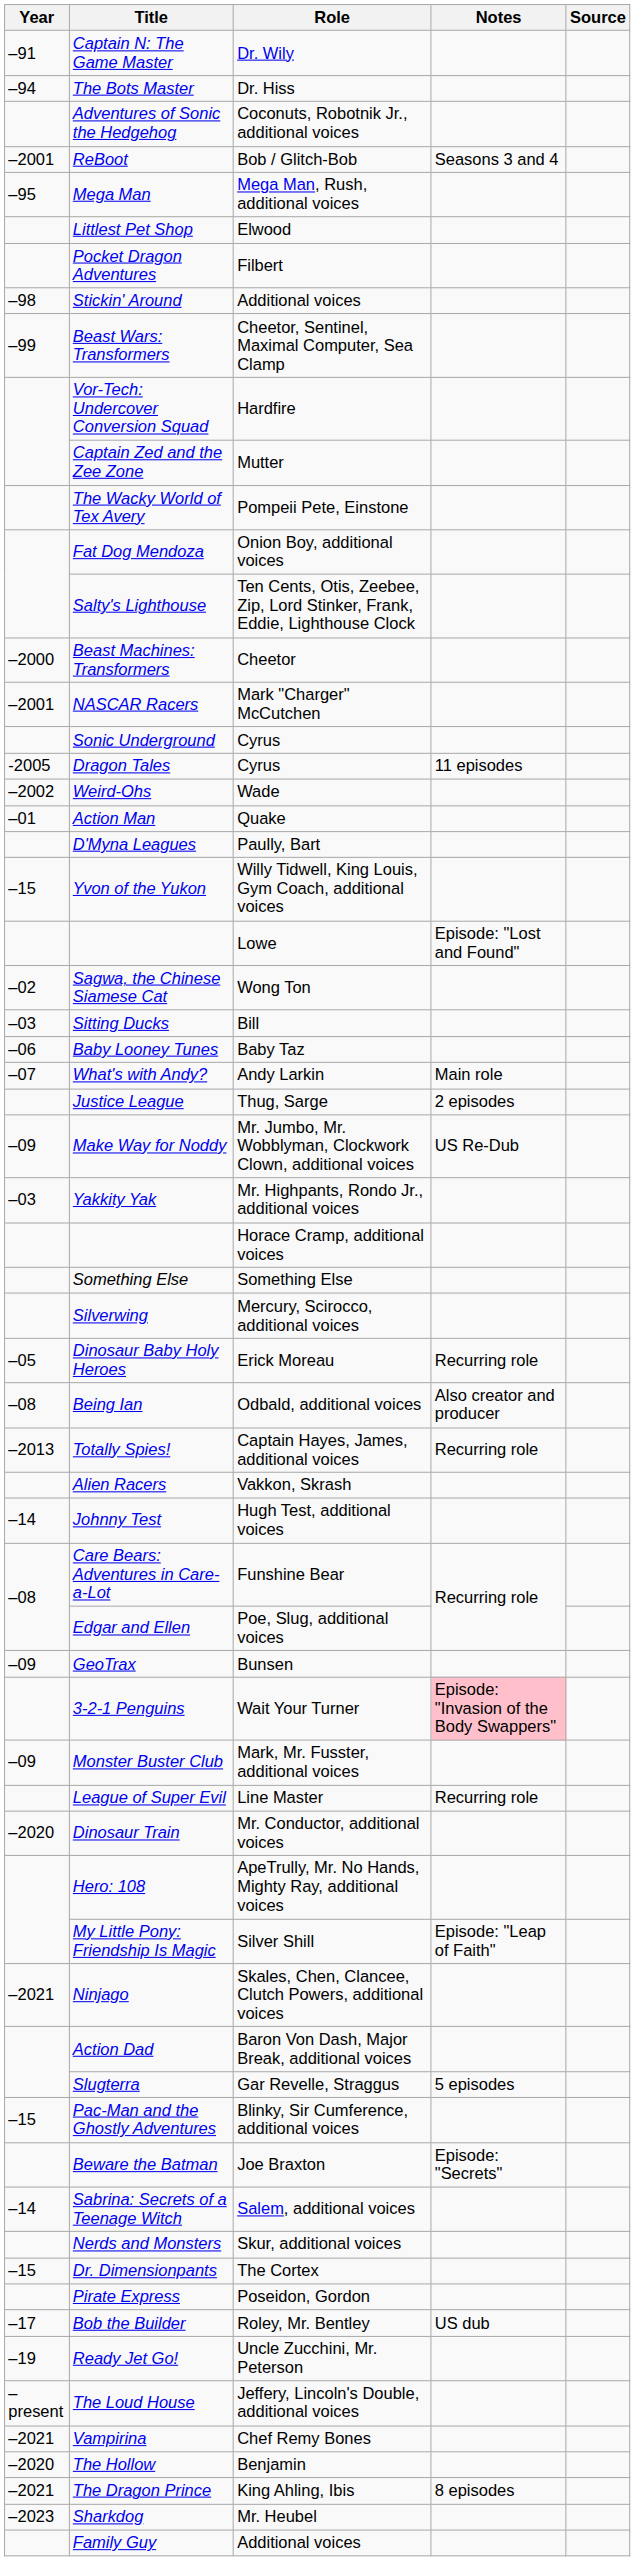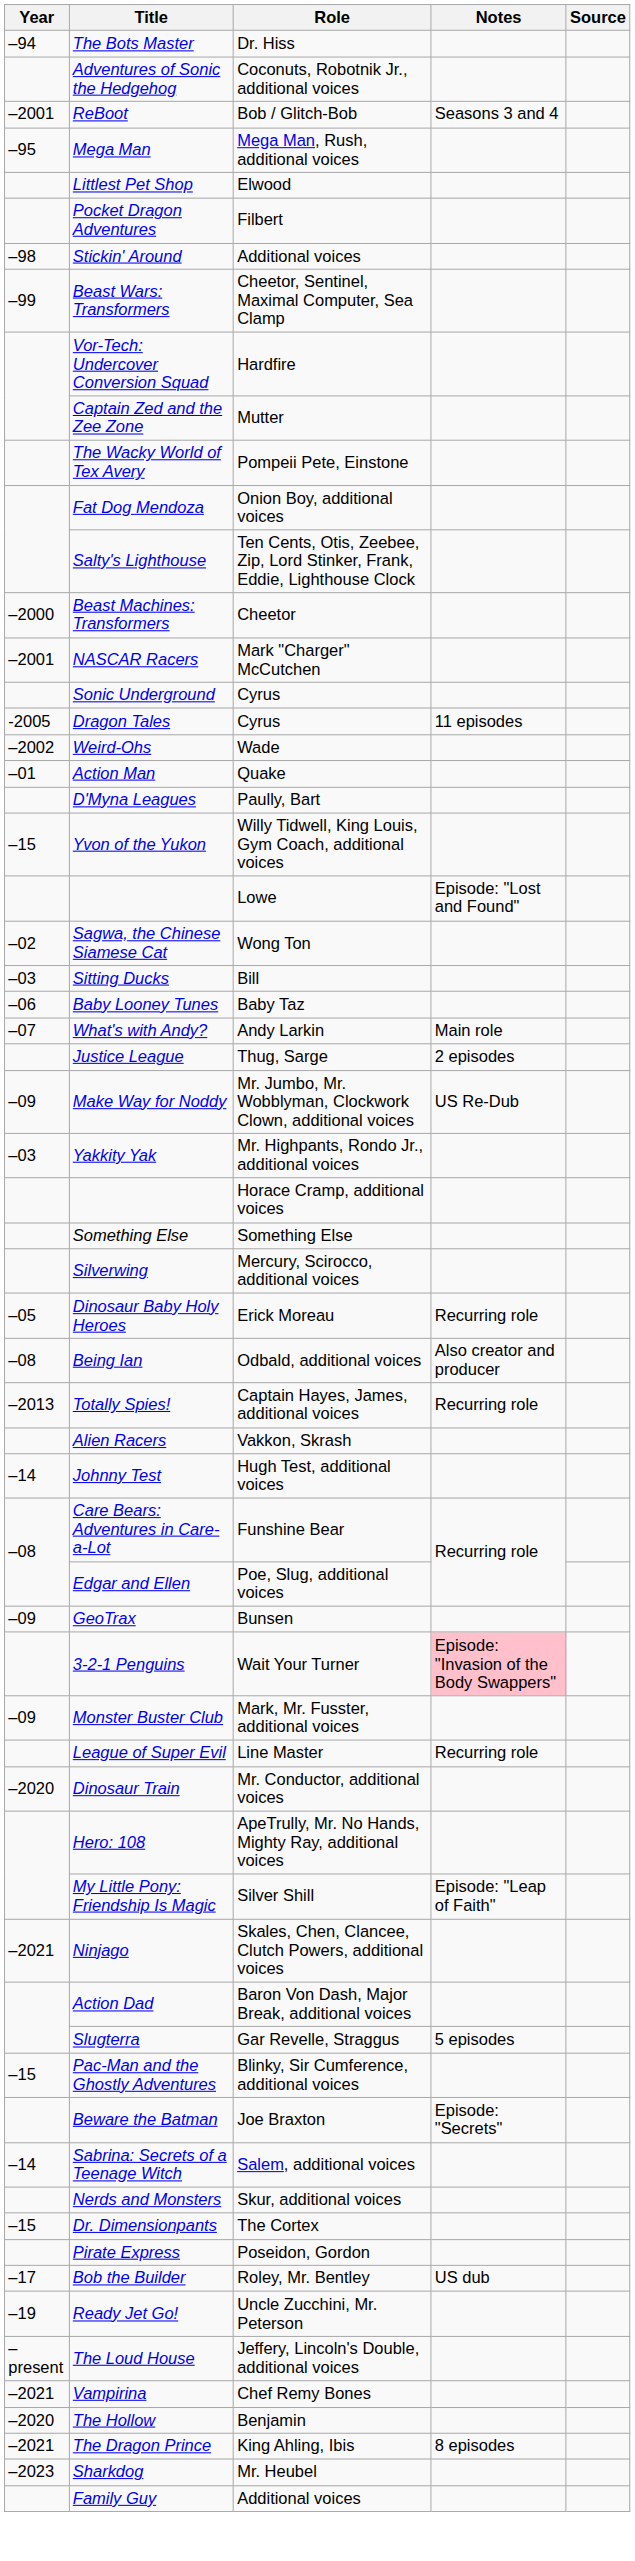- row: (128, 52)
